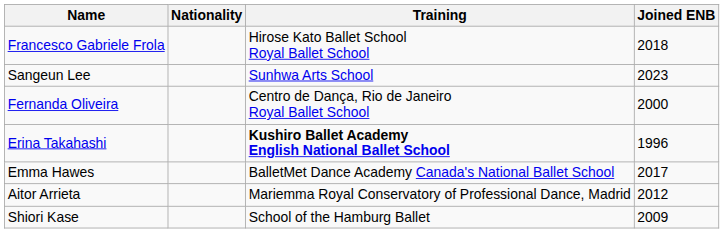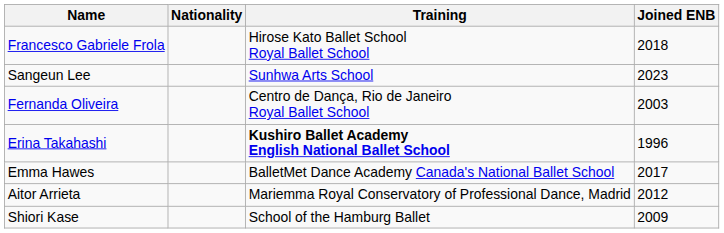(653, 105) 2000 -> (653, 105) 2003
